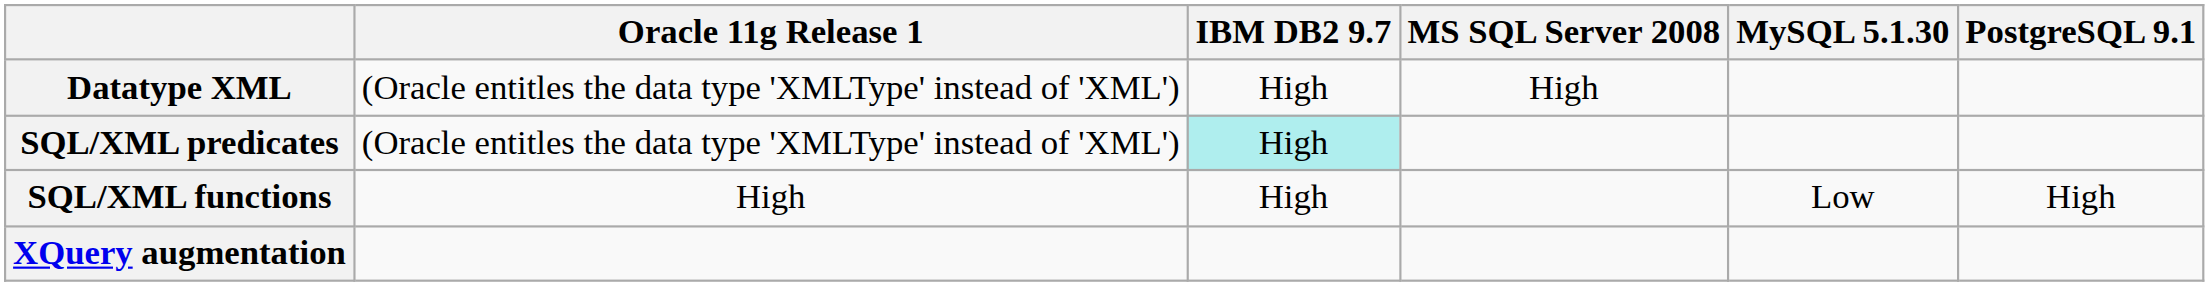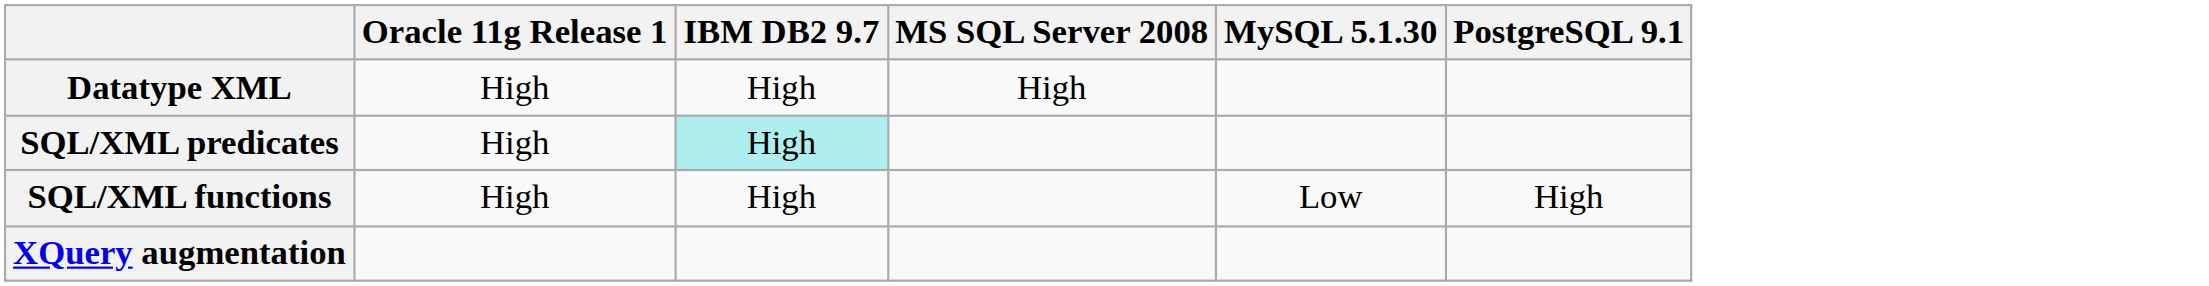(771, 87) (Oracle entitles the data type 'XMLType' instead of 'XML') -> (515, 87) High
(771, 142) (Oracle entitles the data type 'XMLType' instead of 'XML') -> (515, 142) High
